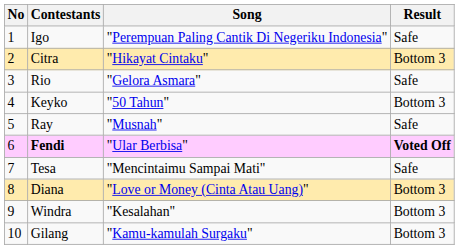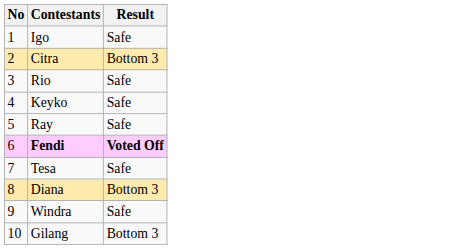- column: (247, 15)
(419, 102) Bottom 3 -> (119, 102) Safe
(419, 211) Bottom 3 -> (119, 211) Safe
